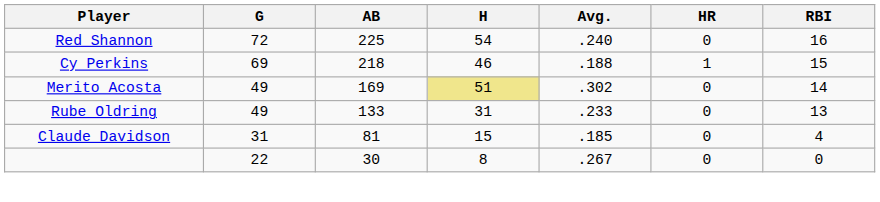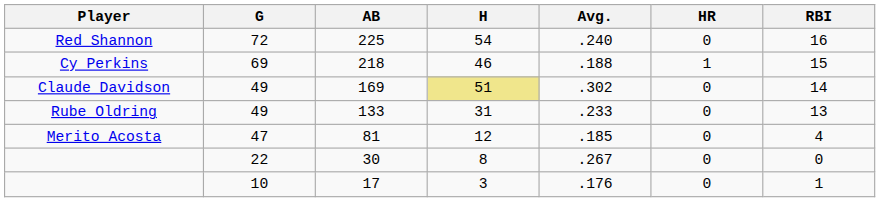(104, 88) Merito Acosta -> (104, 88) Claude Davidson
(104, 136) Claude Davidson -> (104, 136) Merito Acosta
(259, 136) 31 -> (259, 136) 47
(483, 136) 15 -> (483, 136) 12
+ row: (371, 184)
